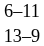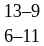rows swapped: (22, 36) <-> (22, 11)
